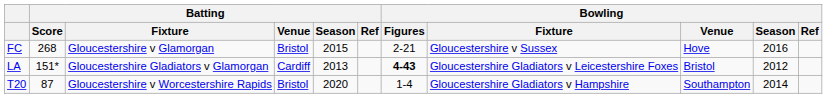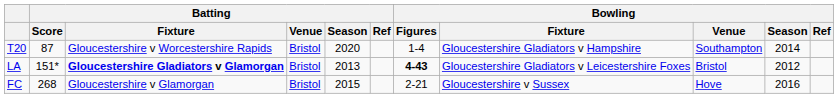rows swapped: (15, 49) <-> (17, 85)
(168, 67) normal -> (176, 67) bold
(294, 67) Cardiff -> (305, 67) Bristol
